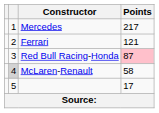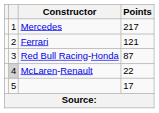(128, 56) pink background -> (128, 56) no background
(128, 71) 58 -> (128, 71) 22
